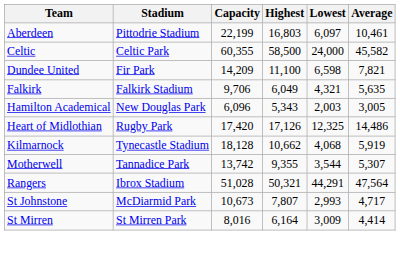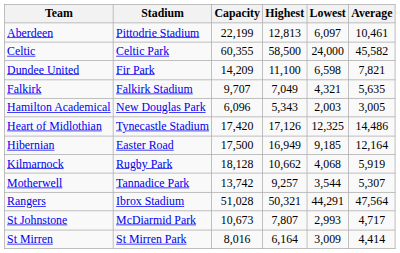(285, 32) 16,803 -> (285, 32) 12,813
(237, 88) 9,706 -> (237, 88) 9,707
(285, 88) 6,049 -> (285, 88) 7,049
(144, 126) Rugby Park -> (163, 126) Tynecastle Stadium
+ row: (31, 145)
(163, 145) Tynecastle Stadium -> (144, 164) Rugby Park
(285, 164) 9,355 -> (285, 182) 9,257
